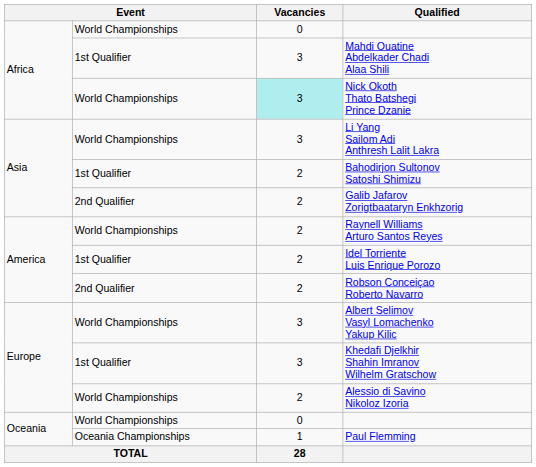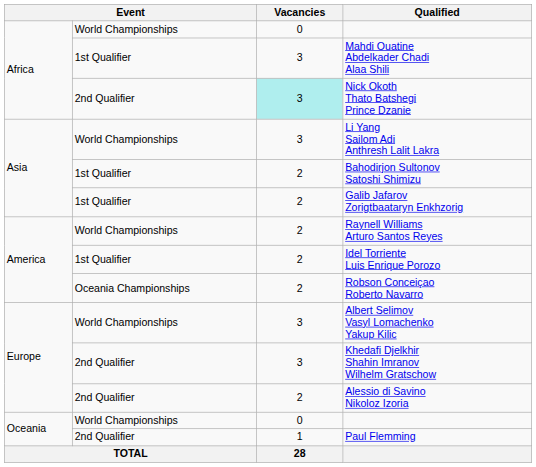(126, 98) World Championships -> (105, 98) 2nd Qualifier
(105, 202) 2nd Qualifier -> (103, 202) 1st Qualifier
(105, 288) 2nd Qualifier -> (132, 288) Oceania Championships
(103, 363) 1st Qualifier -> (105, 363) 2nd Qualifier
(126, 397) World Championships -> (105, 397) 2nd Qualifier
(132, 437) Oceania Championships -> (105, 437) 2nd Qualifier
